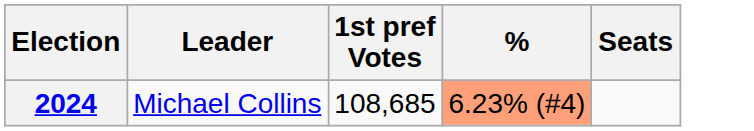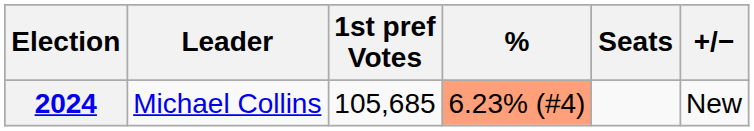+ column: (714, 42)
(385, 102) 108,685 -> (385, 102) 105,685
